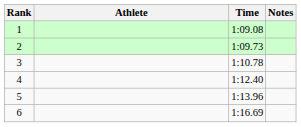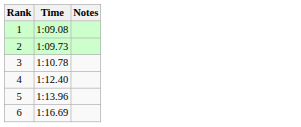- column: (131, 12)
